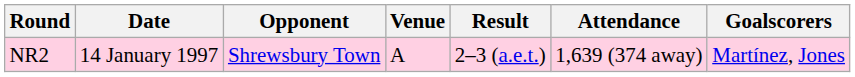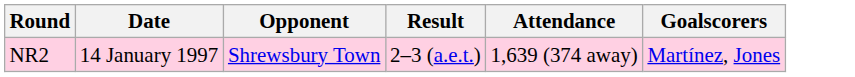- column: (418, 21)
